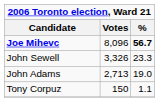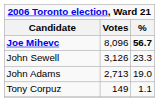(116, 58) 3,326 -> (116, 58) 3,126
(120, 89) 150 -> (120, 89) 149
